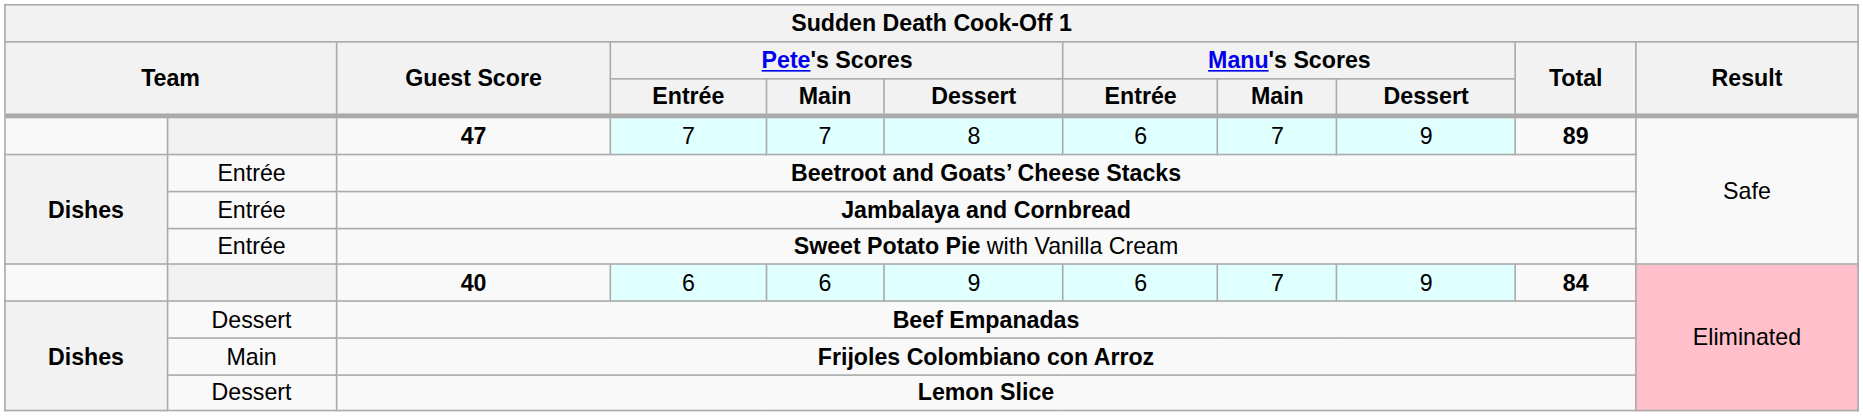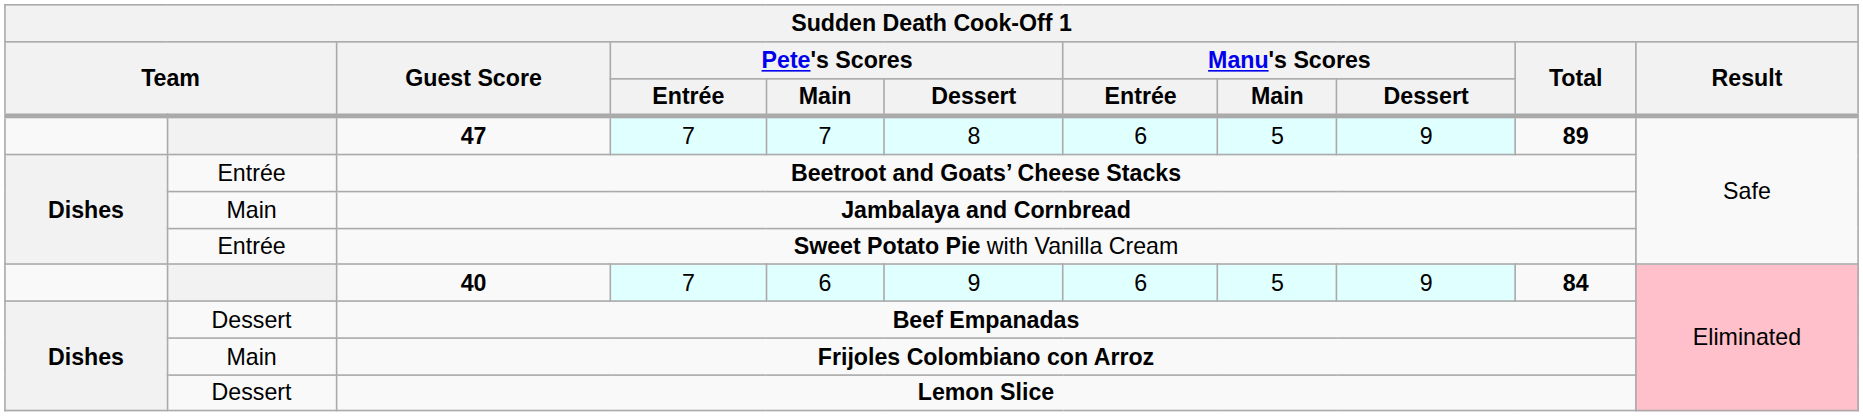(1277, 137) 7 -> (1277, 137) 5
(252, 210) Entrée -> (252, 210) Main
(688, 283) 6 -> (688, 283) 7
(1277, 283) 7 -> (1277, 283) 5
